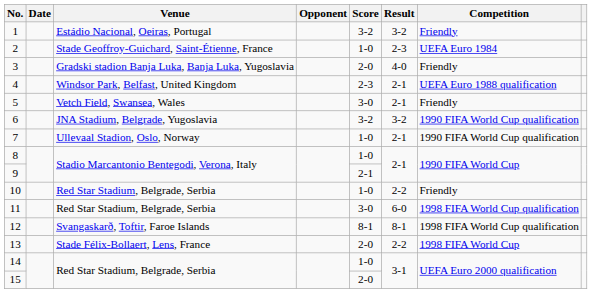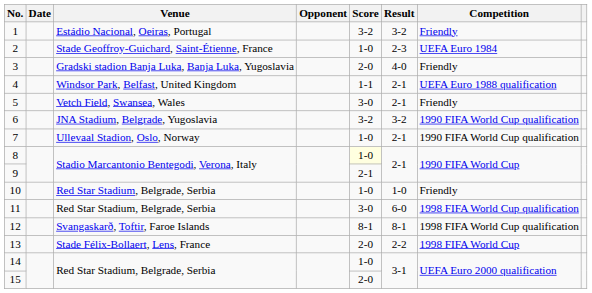(366, 84) 2-3 -> (366, 84) 1-1
(366, 155) no background -> (366, 155) lightyellow background
(399, 191) 2-2 -> (399, 191) 1-0
